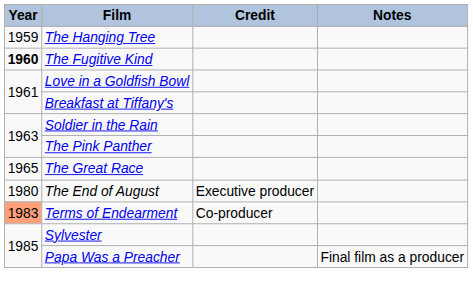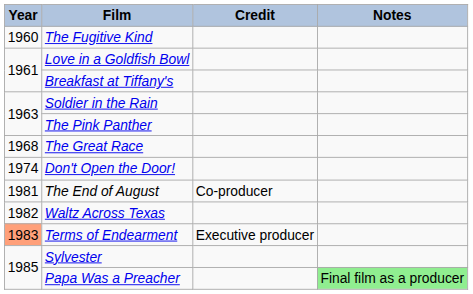- row: (100, 37)
(23, 59) bold -> (23, 37) normal
(23, 169) 1965 -> (23, 147) 1968
+ row: (110, 169)
(23, 191) 1980 -> (23, 191) 1981
(255, 191) Executive producer -> (234, 191) Co-producer
+ row: (105, 213)
(234, 213) Co-producer -> (255, 235) Executive producer
(392, 256) no background -> (392, 278) lightgreen background
